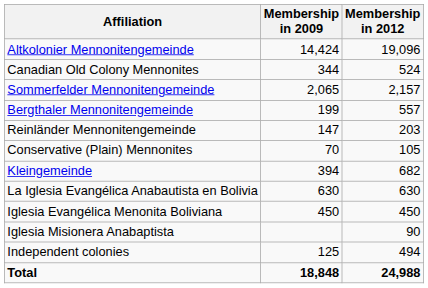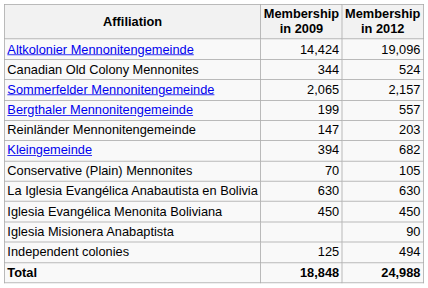rows swapped: (50, 171) <-> (100, 150)
